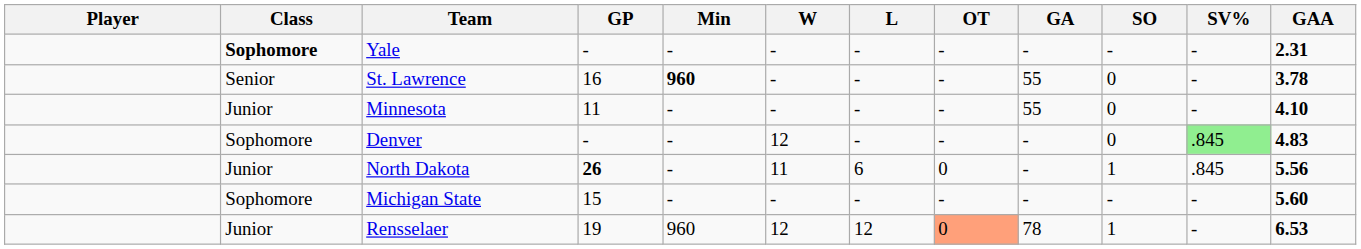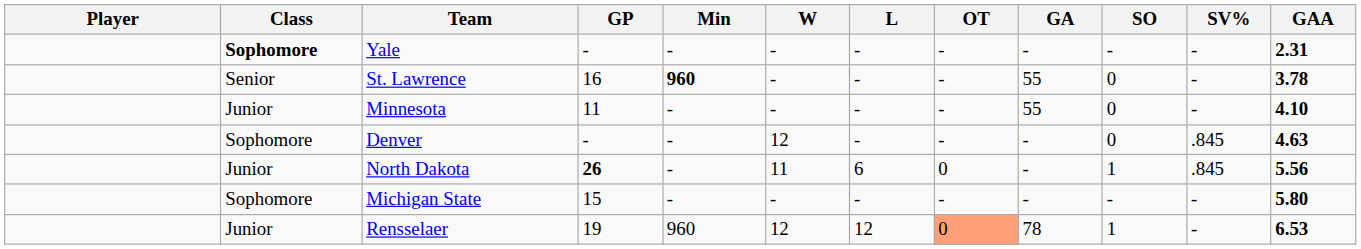(1208, 139) lightgreen background -> (1208, 139) no background
(1292, 139) 4.83 -> (1292, 139) 4.63
(1292, 199) 5.60 -> (1292, 199) 5.80
